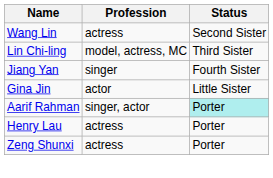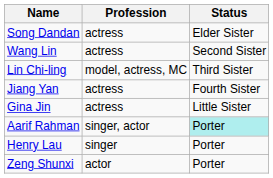+ row: (43, 32)
(101, 70) singer -> (104, 88) actress
(98, 88) actor -> (104, 107) actress
(104, 126) actress -> (101, 145) singer
(104, 145) actress -> (98, 164) actor
